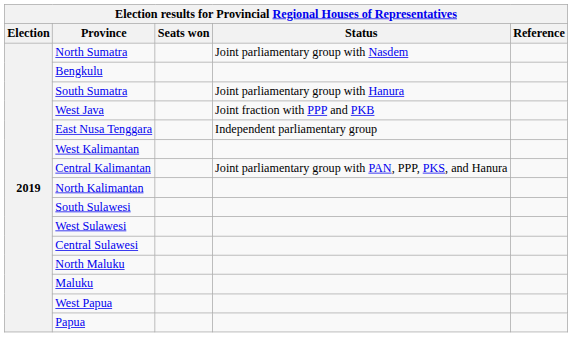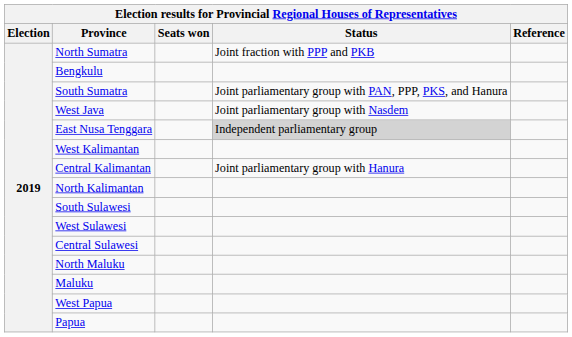(312, 52) Joint parliamentary group with Nasdem -> (295, 52) Joint fraction with PPP and PKB
(310, 91) Joint parliamentary group with Hanura -> (361, 91) Joint parliamentary group with PAN, PPP, PKS, and Hanura
(295, 110) Joint fraction with PPP and PKB -> (312, 110) Joint parliamentary group with Nasdem
(296, 129) no background -> (296, 129) lightgrey background
(361, 168) Joint parliamentary group with PAN, PPP, PKS, and Hanura -> (310, 168) Joint parliamentary group with Hanura
